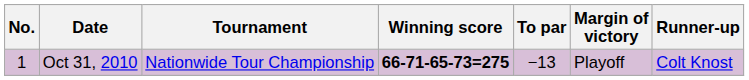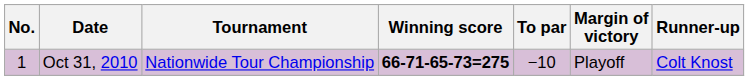(542, 63) −13 -> (542, 63) −10
